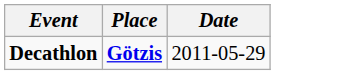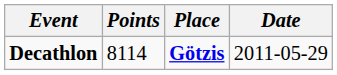+ column: (133, 20)
